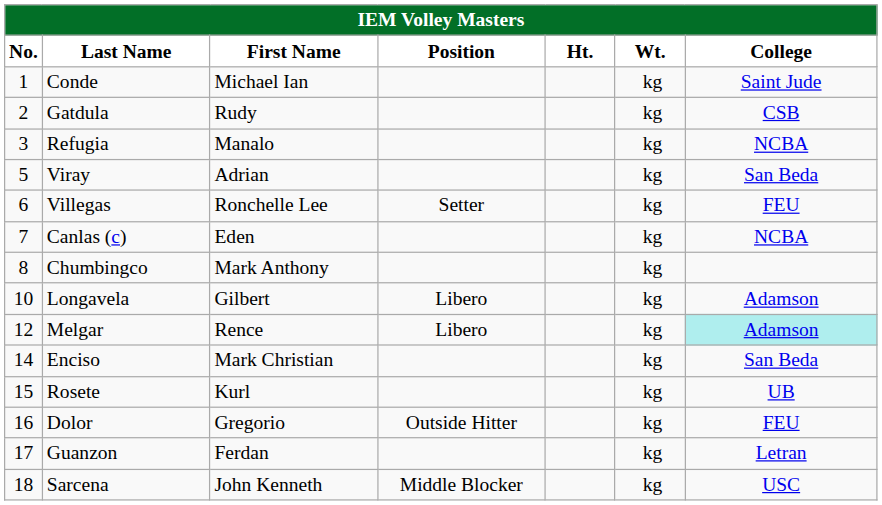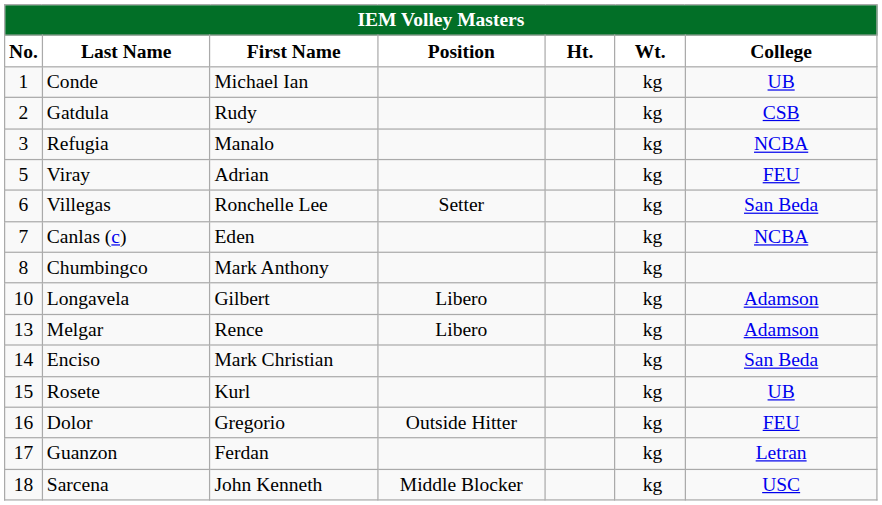(781, 81) Saint Jude -> (781, 81) UB
(781, 174) San Beda -> (781, 174) FEU
(781, 205) FEU -> (781, 205) San Beda
(23, 329) 12 -> (23, 329) 13
(781, 329) paleturquoise background -> (781, 329) no background
